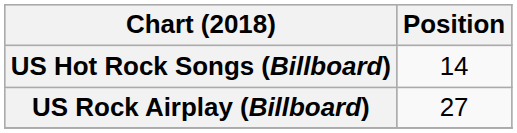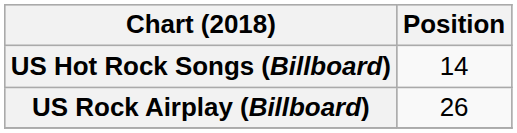(454, 107) 27 -> (454, 107) 26
